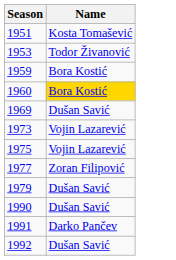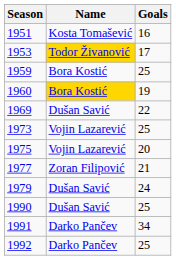+ column: (153, 14)
(89, 52) no background -> (89, 52) gold background
(79, 245) Dušan Savić -> (83, 245) Darko Pančev
